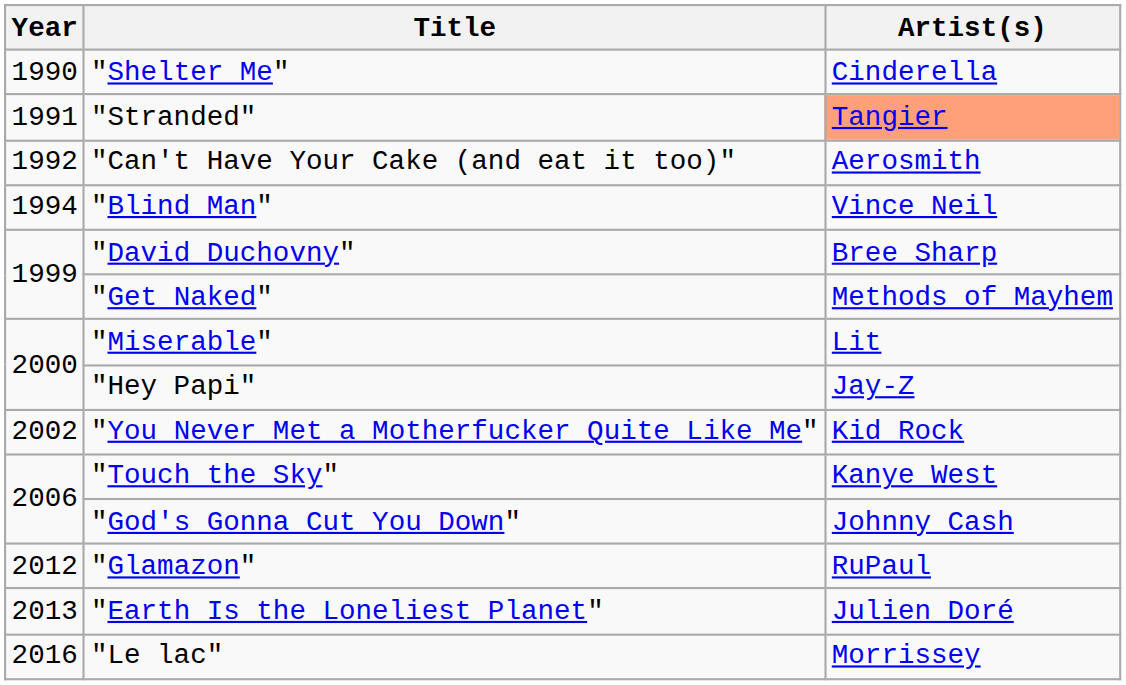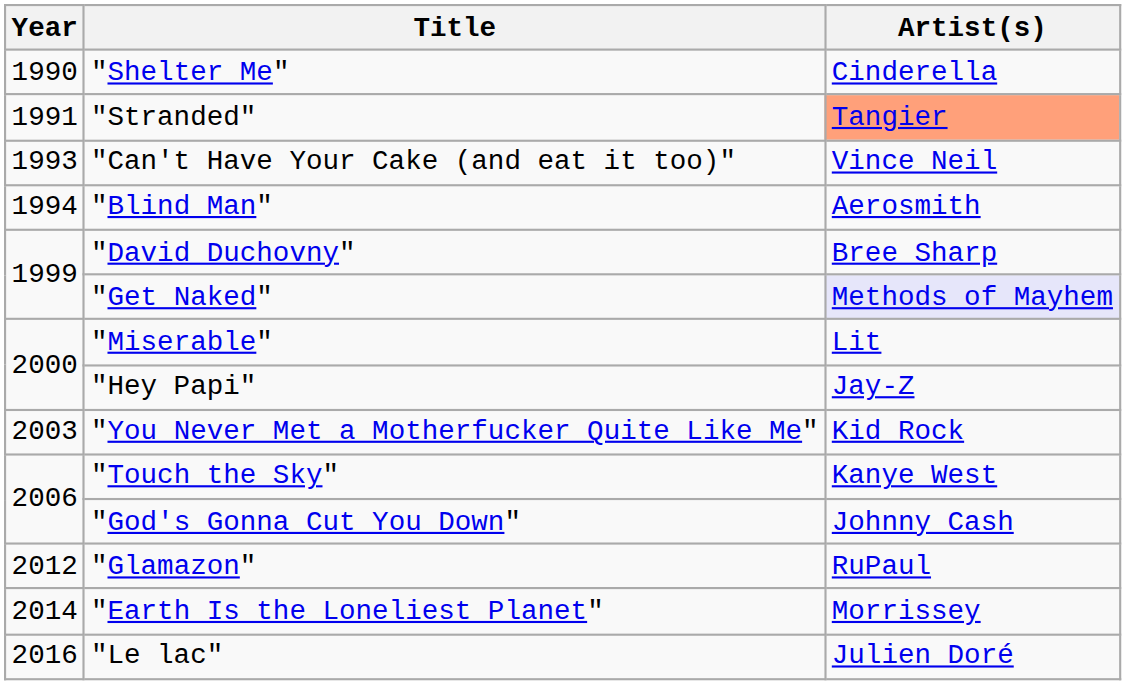(45, 162) 1992 -> (45, 162) 1993
(906, 162) Aerosmith -> (914, 162) Vince Neil
(914, 207) Vince Neil -> (906, 207) Aerosmith
(972, 297) no background -> (972, 297) lavender background
(45, 432) 2002 -> (45, 432) 2003
(45, 611) 2013 -> (45, 611) 2014
(923, 611) Julien Doré -> (906, 611) Morrissey
(906, 656) Morrissey -> (923, 656) Julien Doré
